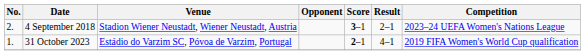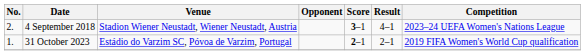(387, 27) 2–1 -> (387, 27) 4–1
(387, 42) 4–1 -> (387, 42) 2–1
